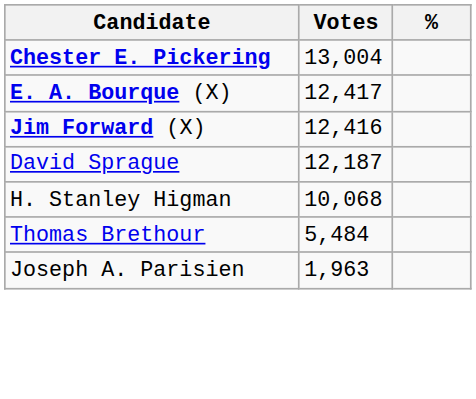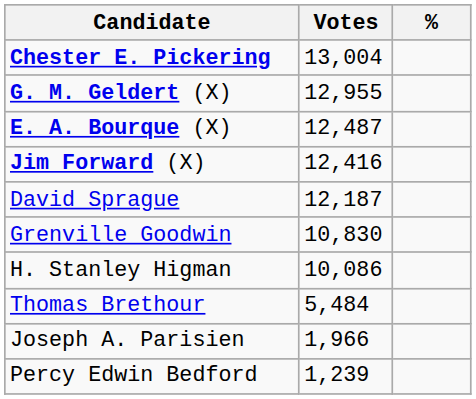+ row: (121, 93)
(343, 93) 12,417 -> (343, 129) 12,487
+ row: (121, 235)
(343, 199) 10,068 -> (343, 270) 10,086
(337, 270) 1,963 -> (337, 341) 1,966
+ row: (134, 376)
